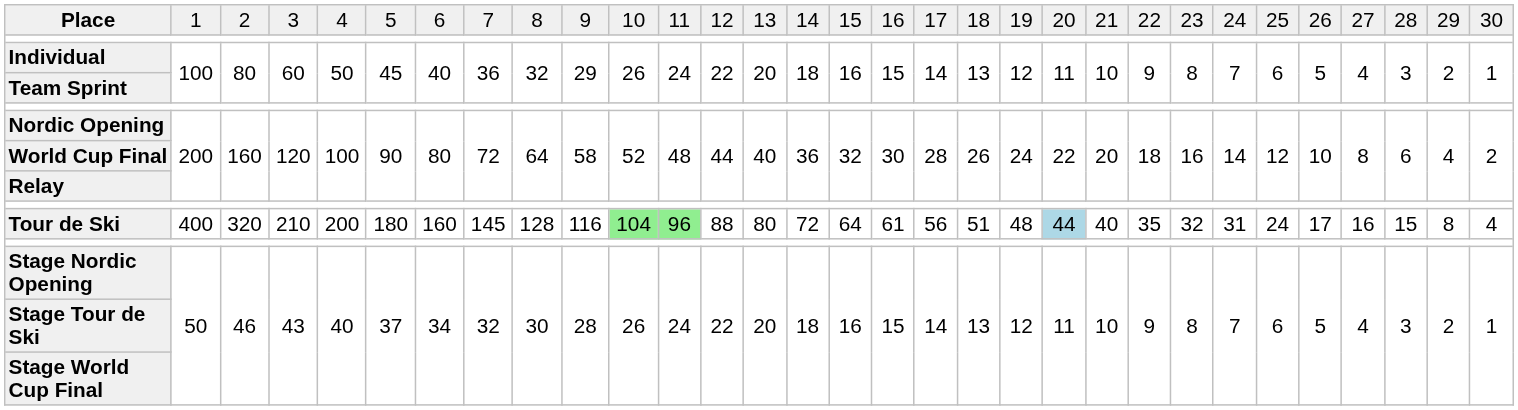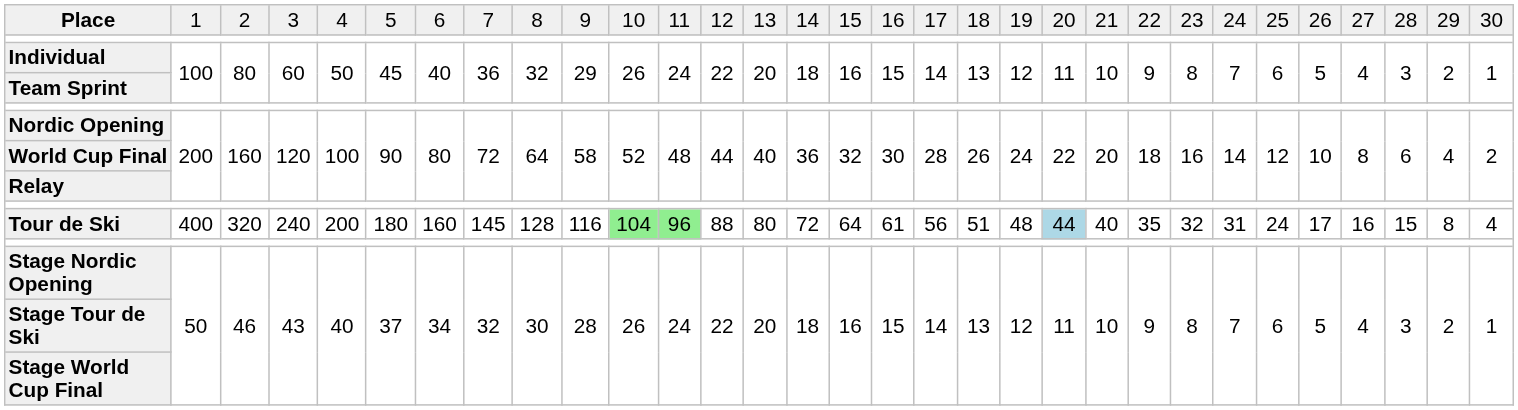(293, 223) 210 -> (293, 223) 240
